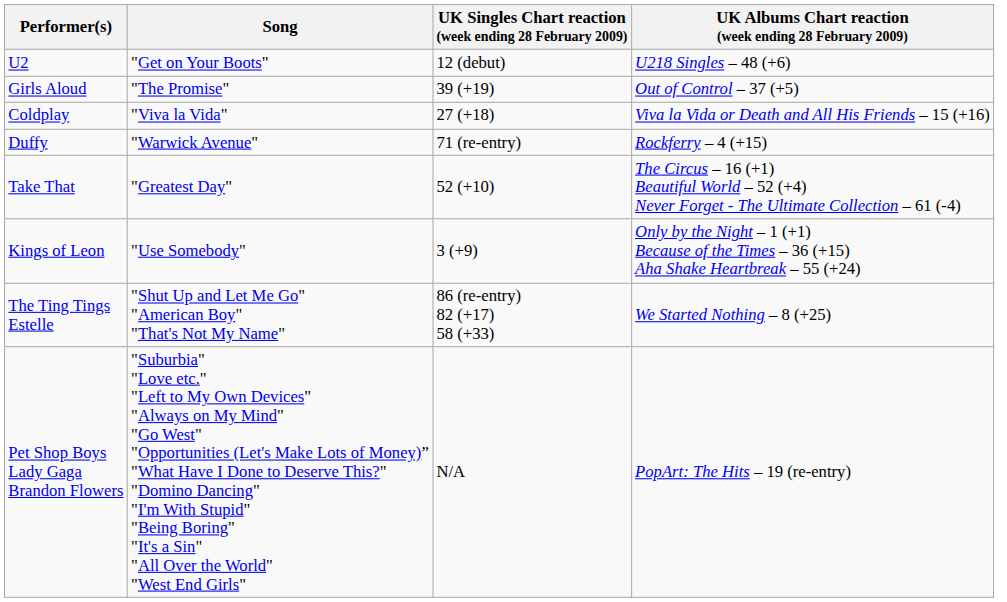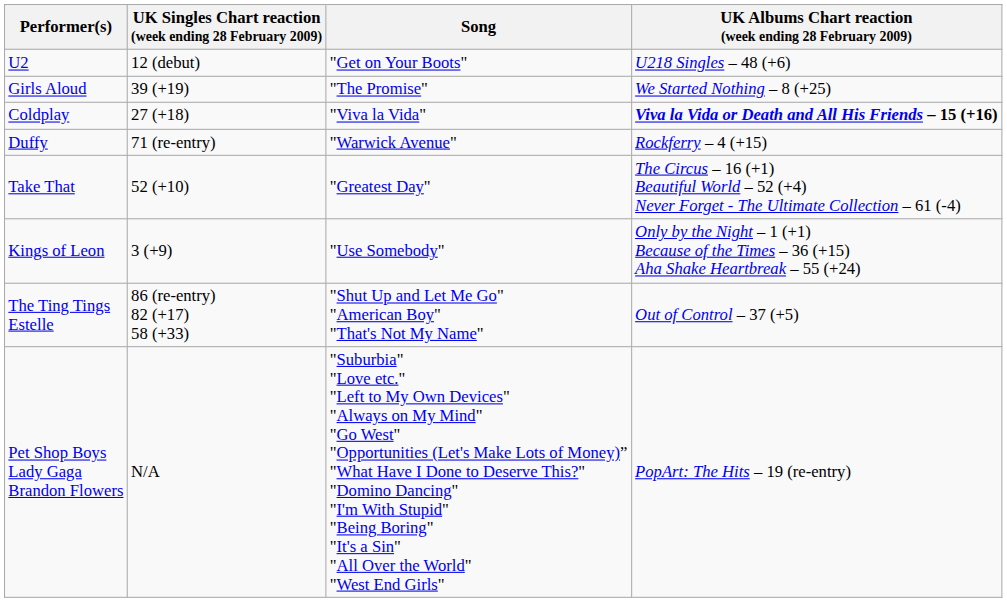columns swapped: (280, 27) <-> (532, 27)
(717, 89) Out of Control – 37 (+5) -> (733, 89) We Started Nothing – 8 (+25)
(812, 115) normal -> (816, 115) bold
(733, 314) We Started Nothing – 8 (+25) -> (717, 314) Out of Control – 37 (+5)
